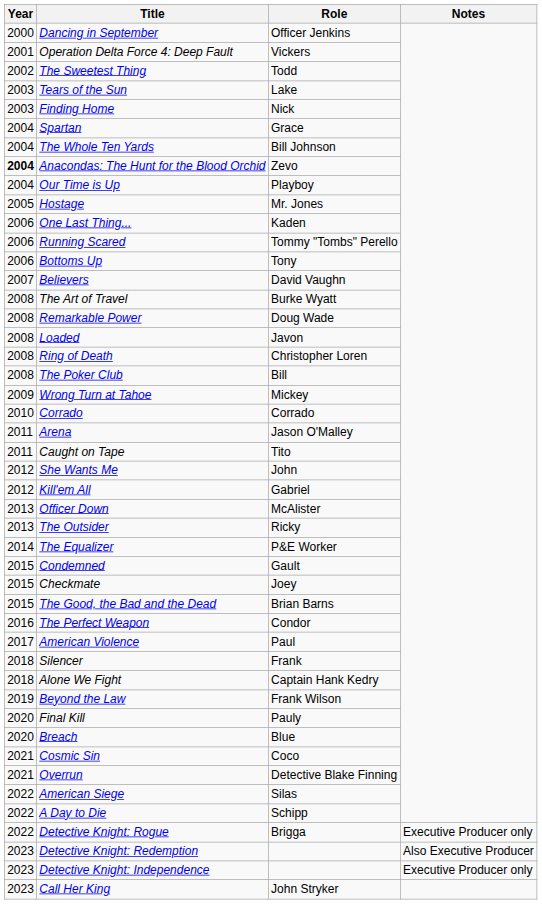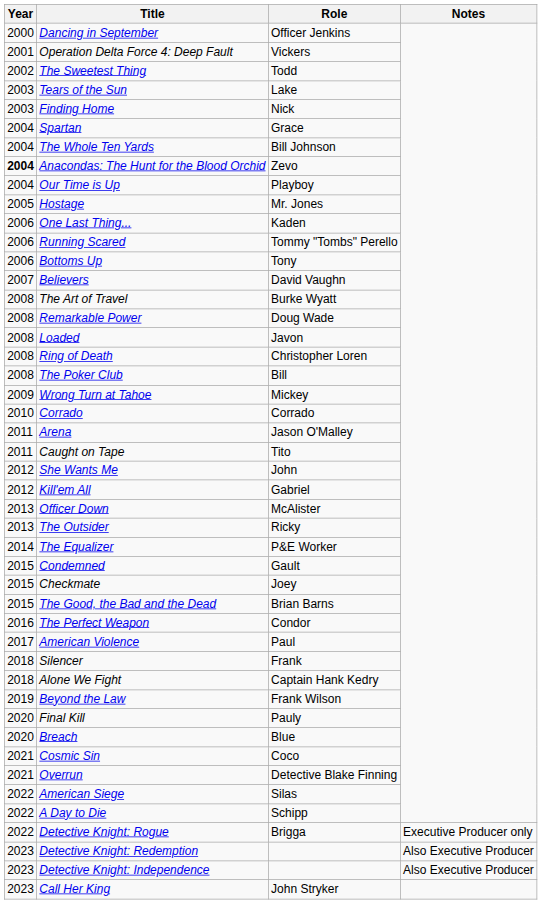(468, 870) Executive Producer only -> (468, 870) Also Executive Producer
